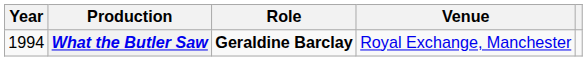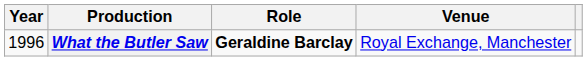(26, 42) 1994 -> (26, 42) 1996
